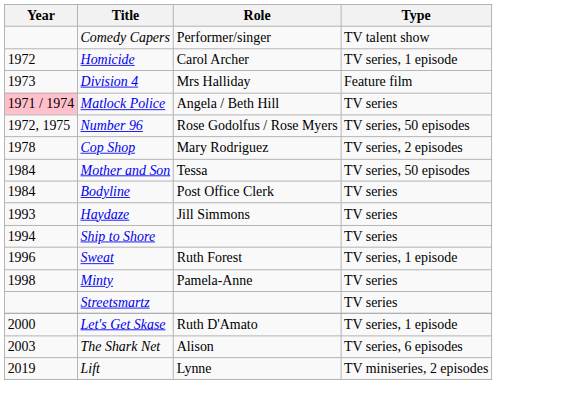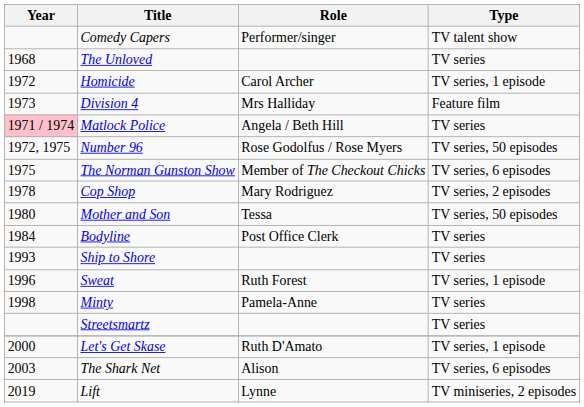+ row: (116, 59)
+ row: (158, 170)
(22, 170) 1984 -> (22, 214) 1980
- row: (105, 214)
(22, 236) 1994 -> (22, 258) 1993
